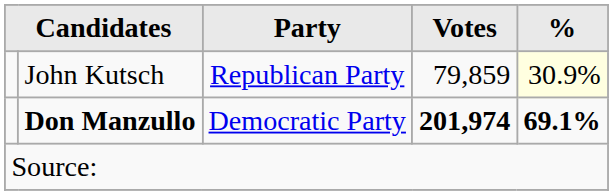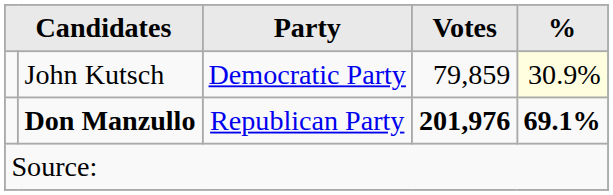(307, 74) Republican Party -> (307, 74) Democratic Party
(307, 120) Democratic Party -> (307, 120) Republican Party
(465, 120) 201,974 -> (465, 120) 201,976
